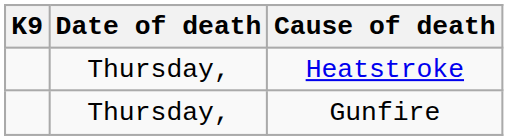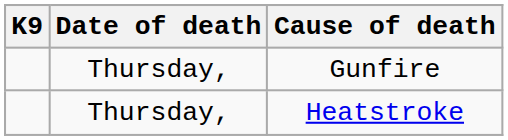rows swapped: (385, 70) <-> (385, 113)
